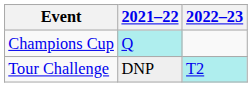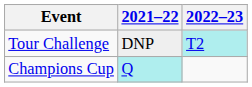rows swapped: (59, 69) <-> (61, 43)
